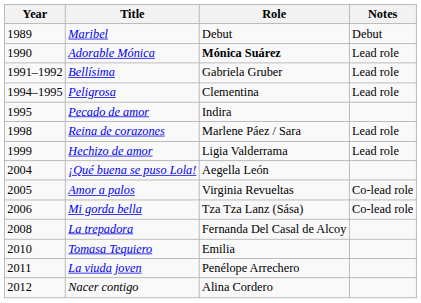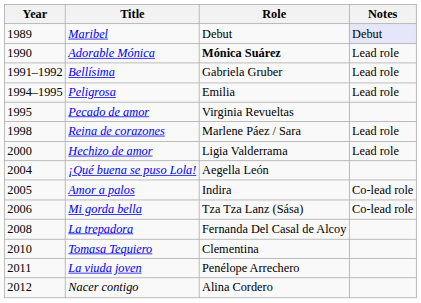(367, 33) no background -> (367, 33) lavender background
(230, 92) Clementina -> (218, 92) Emilia
(217, 111) Indira -> (248, 111) Virginia Revueltas
(20, 151) 1999 -> (20, 151) 2000
(248, 190) Virginia Revueltas -> (217, 190) Indira
(218, 248) Emilia -> (230, 248) Clementina
